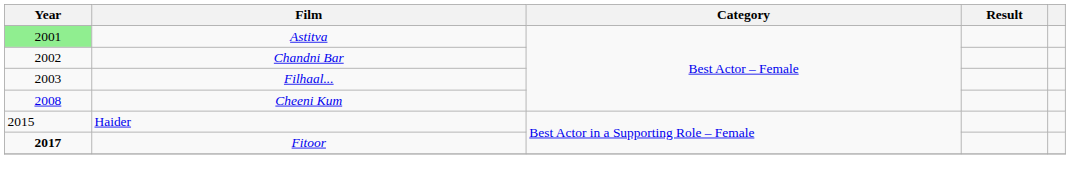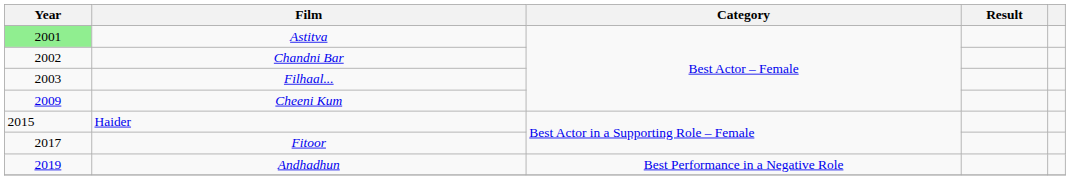(48, 100) 2008 -> (48, 100) 2009
(48, 143) bold -> (48, 143) normal
+ row: (309, 164)
